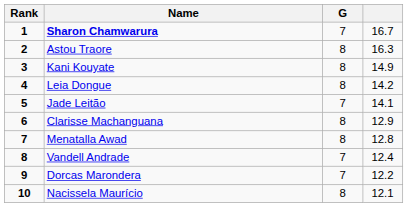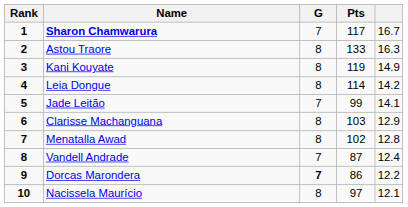+ column: (356, 13)
(343, 175) normal -> (318, 175) bold
